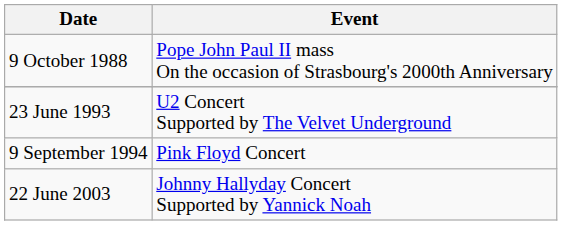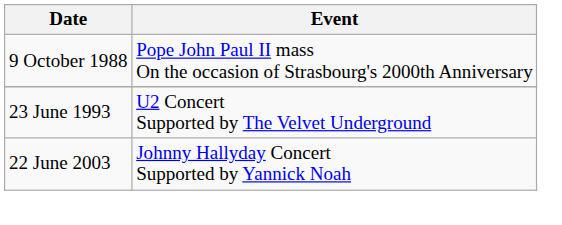- row: (78, 153)
